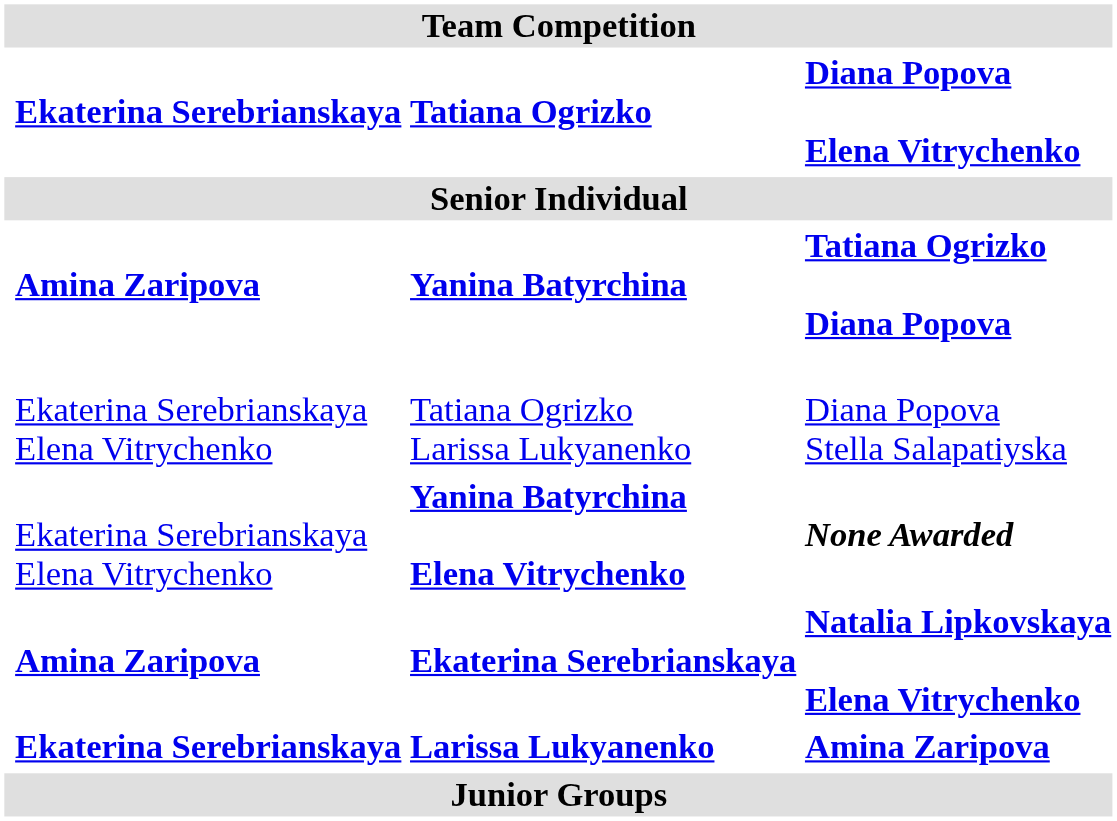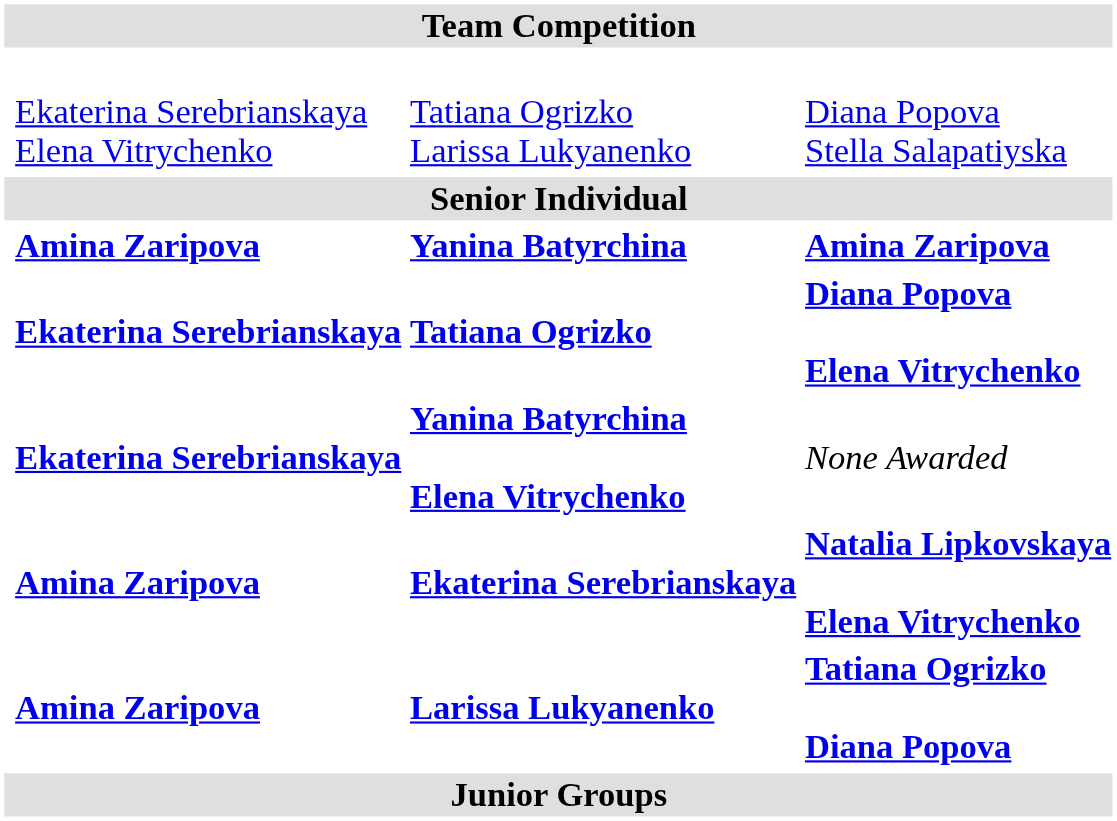rows swapped: (551, 429) <-> (531, 111)
(926, 284) Tatiana Ogrizko Diana Popova -> (927, 245) Amina Zaripova
(191, 554) Ekaterina Serebrianskaya Elena Vitrychenko -> (208, 457) Ekaterina Serebrianskaya
(909, 535) bold -> (906, 457) normal
(208, 746) Ekaterina Serebrianskaya -> (138, 707) Amina Zaripova
(927, 746) Amina Zaripova -> (926, 707) Tatiana Ogrizko Diana Popova
